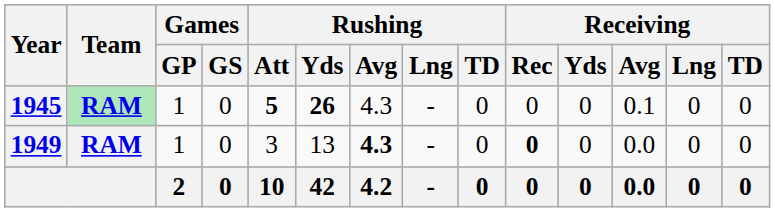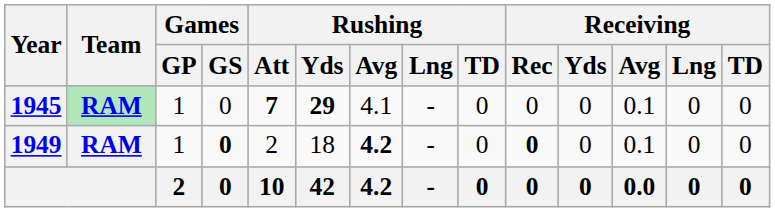(272, 105) 5 -> (272, 105) 7
(322, 105) 26 -> (322, 105) 29
(376, 105) 4.3 -> (376, 105) 4.1
(225, 145) normal -> (225, 145) bold
(272, 145) 3 -> (272, 145) 2
(322, 145) 13 -> (322, 145) 18
(376, 145) 4.3 -> (376, 145) 4.2
(639, 145) 0.0 -> (639, 145) 0.1
